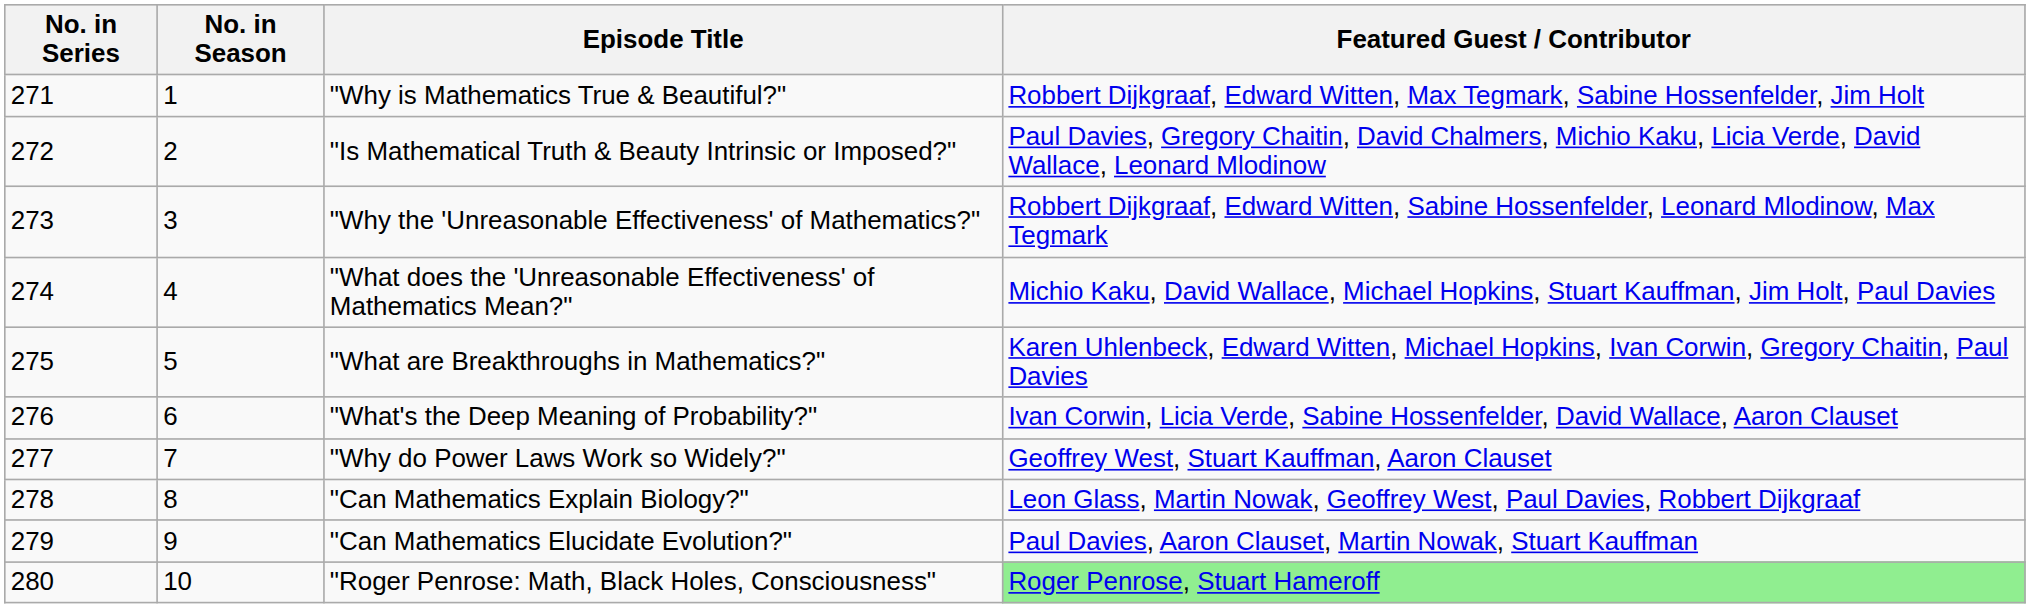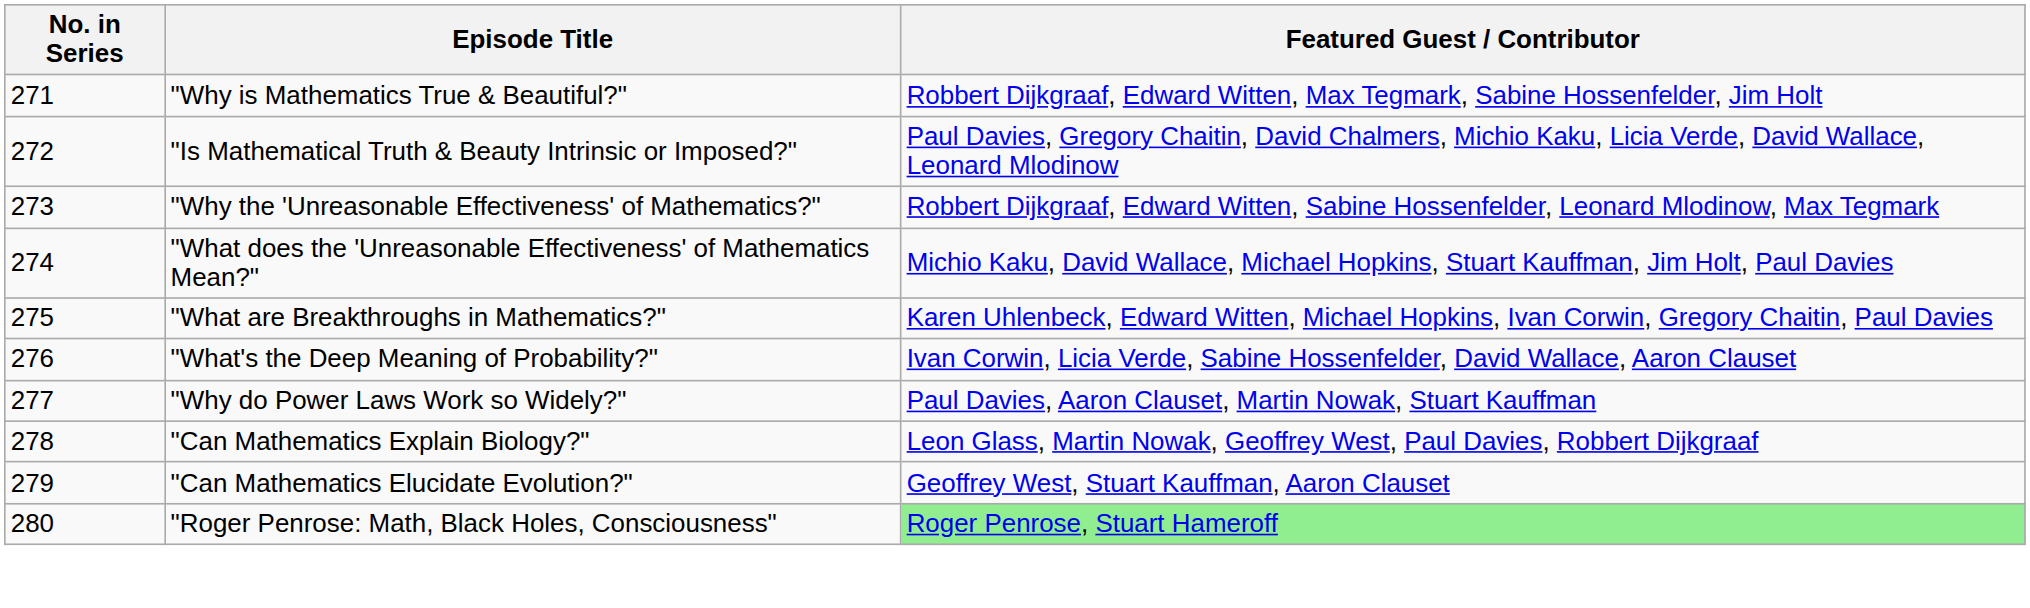- column: (241, 39)
(1280, 458) Geoffrey West, Stuart Kauffman, Aaron Clauset -> (1251, 400) Paul Davies, Aaron Clauset, Martin Nowak, Stuart Kauffman
(1353, 540) Paul Davies, Aaron Clauset, Martin Nowak, Stuart Kauffman -> (1178, 482) Geoffrey West, Stuart Kauffman, Aaron Clauset
